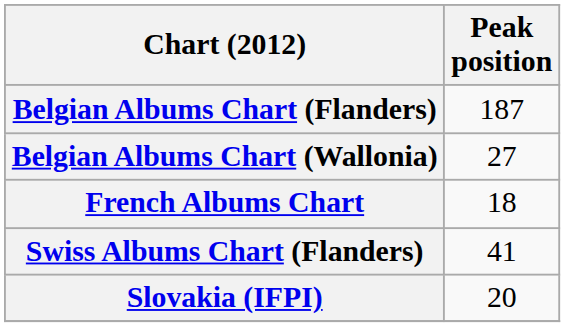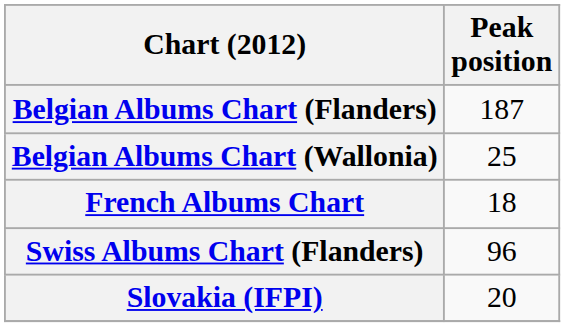(502, 155) 27 -> (502, 155) 25
(502, 250) 41 -> (502, 250) 96
